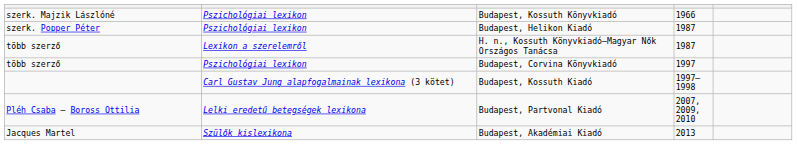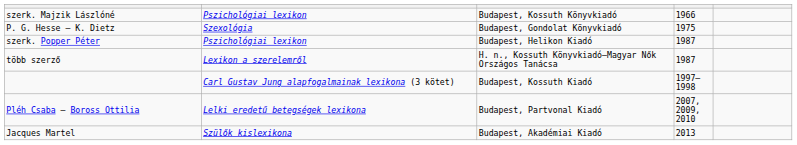+ row: (550, 28)
- row: (548, 64)
